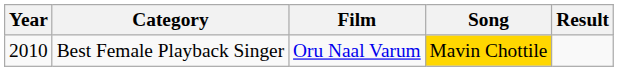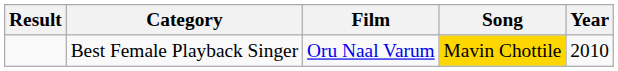columns swapped: (28, 19) <-> (583, 19)
